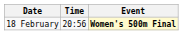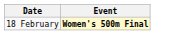- column: (74, 11)
